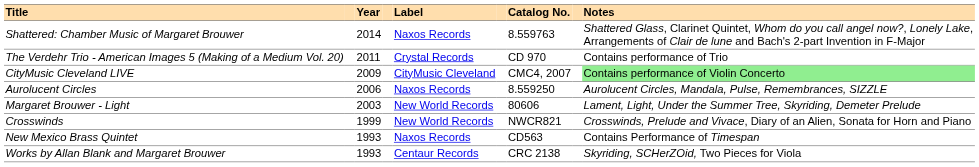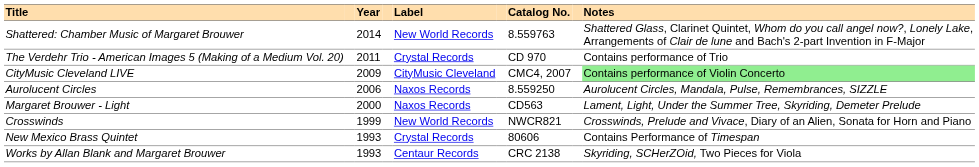(432, 34) Naxos Records -> (444, 34) New World Records
(369, 105) 2003 -> (369, 105) 2000
(444, 105) New World Records -> (432, 105) Naxos Records
(524, 105) 80606 -> (525, 105) CD563
(432, 137) Naxos Records -> (434, 137) Crystal Records
(525, 137) CD563 -> (524, 137) 80606
